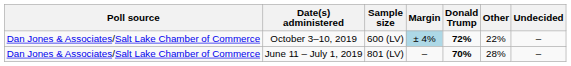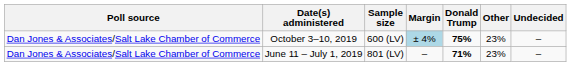(462, 39) 72% -> (462, 39) 75%
(496, 39) 22% -> (496, 39) 23%
(462, 54) 70% -> (462, 54) 71%
(496, 54) 28% -> (496, 54) 23%
